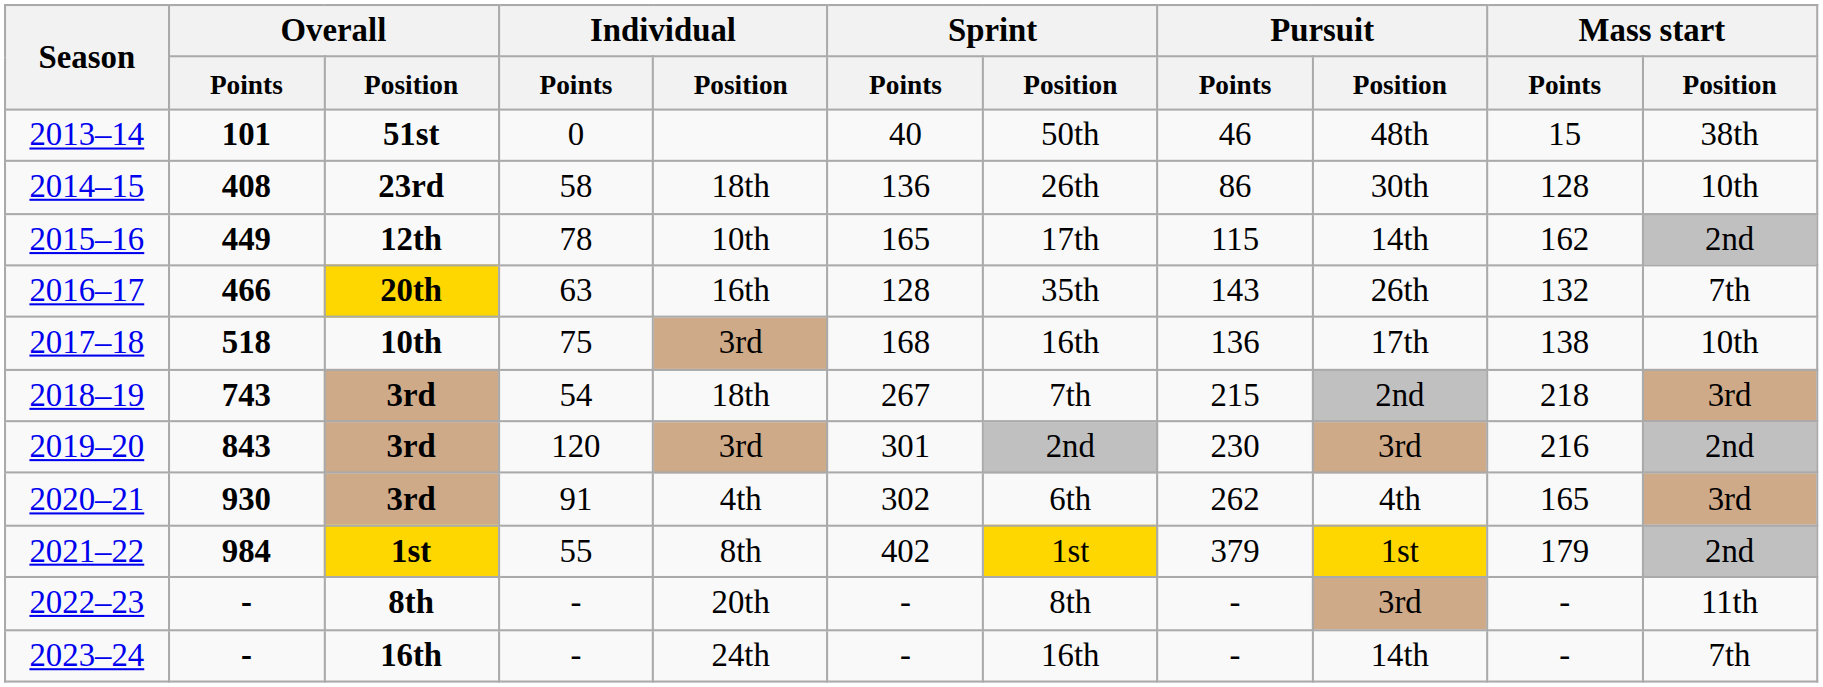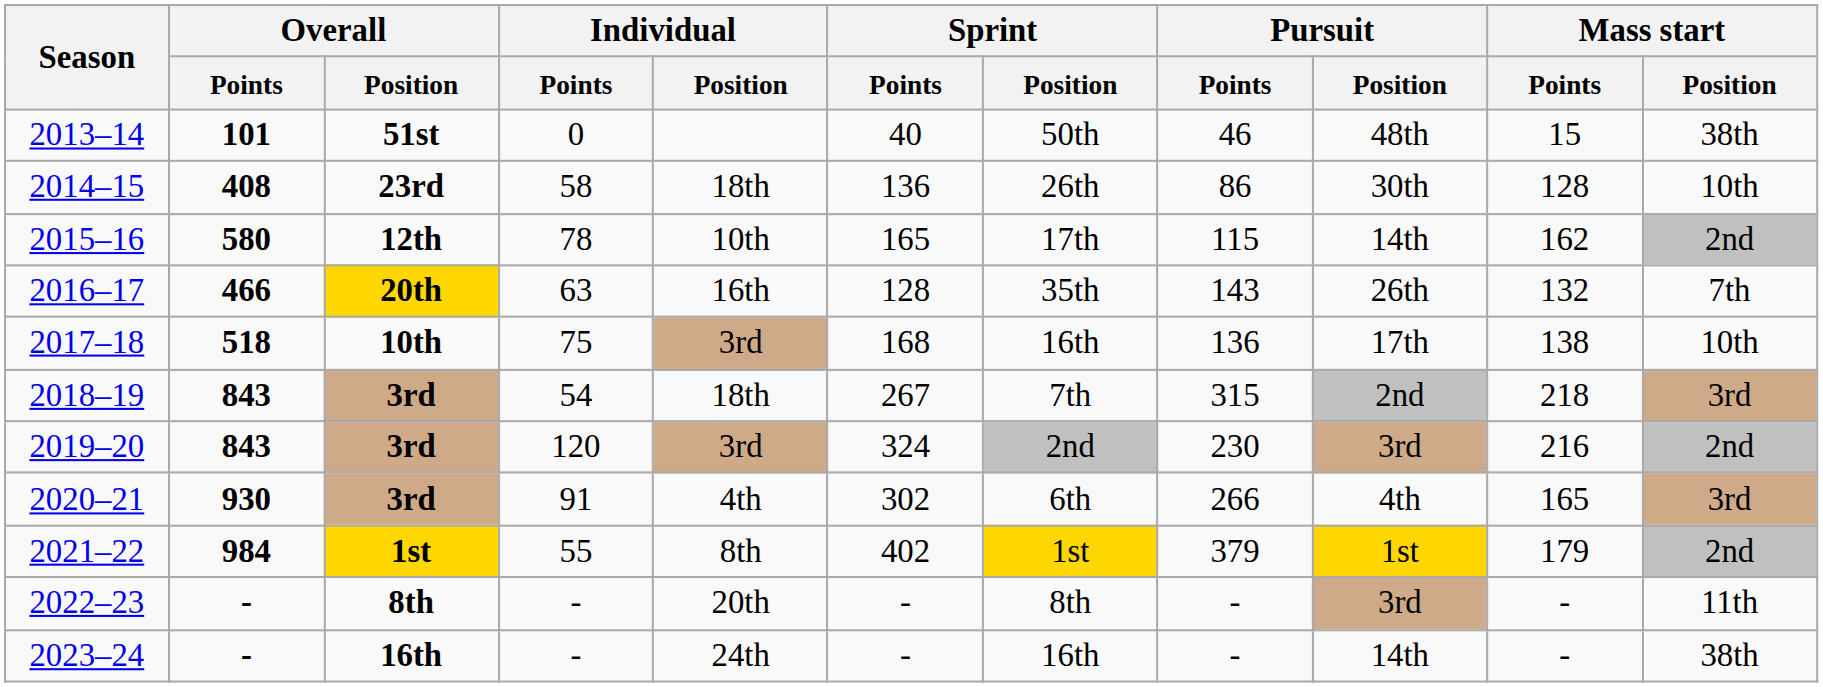(246, 238) 449 -> (246, 238) 580
(246, 394) 743 -> (246, 394) 843
(1235, 394) 215 -> (1235, 394) 315
(905, 446) 301 -> (905, 446) 324
(1235, 498) 262 -> (1235, 498) 266
(1730, 654) 7th -> (1730, 654) 38th
